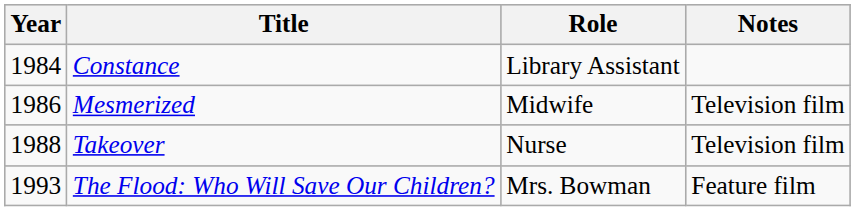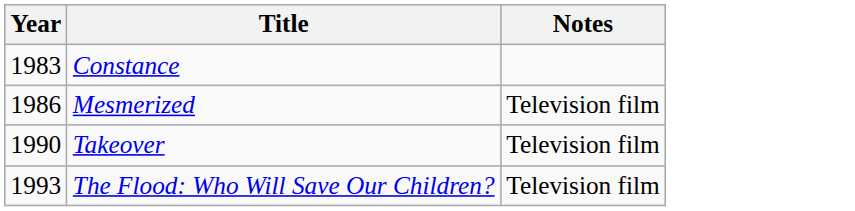- column: (593, 24)
(36, 64) 1984 -> (36, 64) 1983
(36, 144) 1988 -> (36, 144) 1990
(753, 184) Feature film -> (583, 184) Television film
